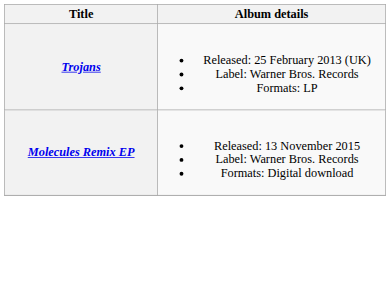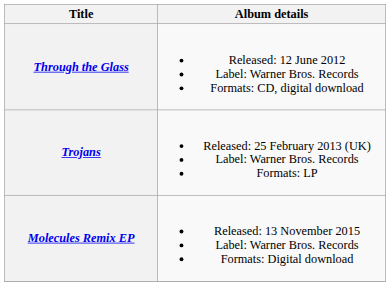+ row: (81, 66)
